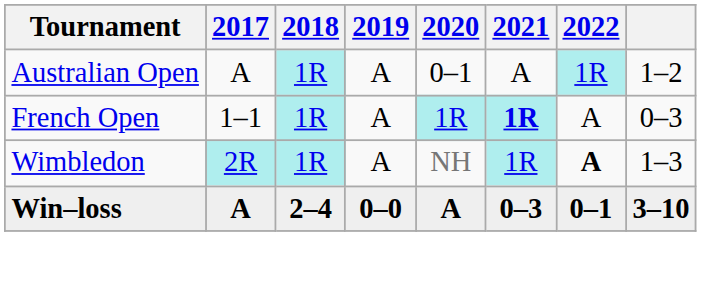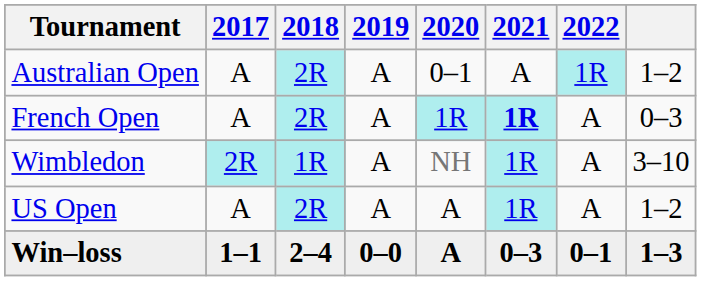(311, 72) 1R -> (311, 72) 2R
(241, 117) 1–1 -> (241, 117) A
(311, 117) 1R -> (311, 117) 2R
(591, 162) bold -> (591, 162) normal
(661, 162) 1–3 -> (661, 162) 3–10
+ row: (64, 207)
(241, 207) A -> (241, 252) 1–1
(661, 207) 3–10 -> (661, 252) 1–3
